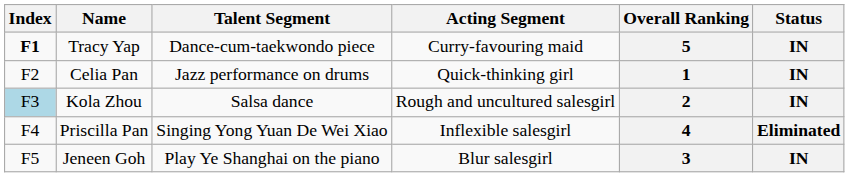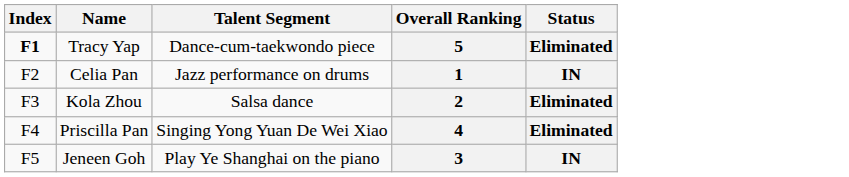- column: (506, 18)
(799, 46) IN -> (571, 46) Eliminated
(30, 102) lightblue background -> (30, 102) no background
(799, 102) IN -> (571, 102) Eliminated
